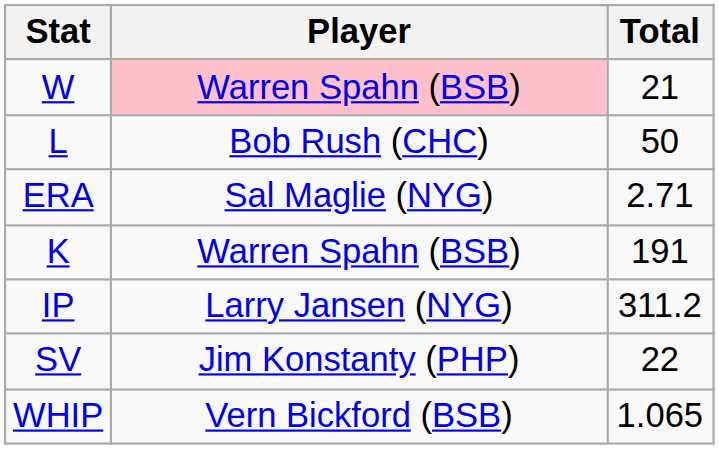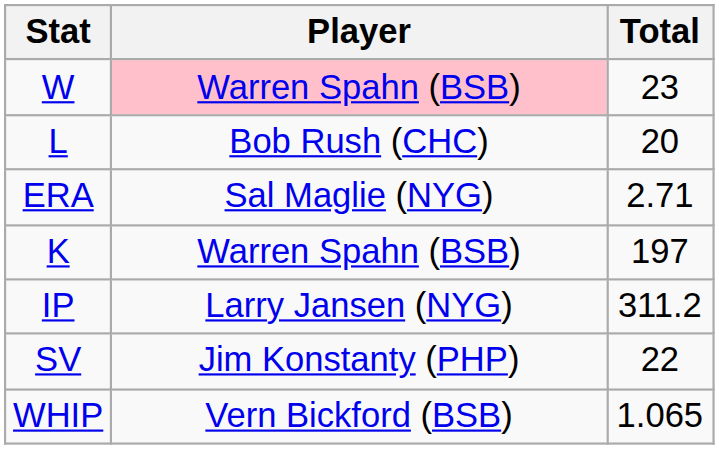(660, 86) 21 -> (660, 86) 23
(660, 141) 50 -> (660, 141) 20
(660, 251) 191 -> (660, 251) 197
